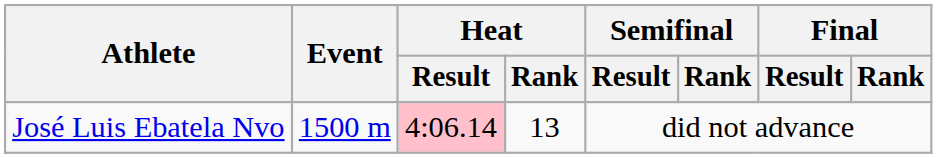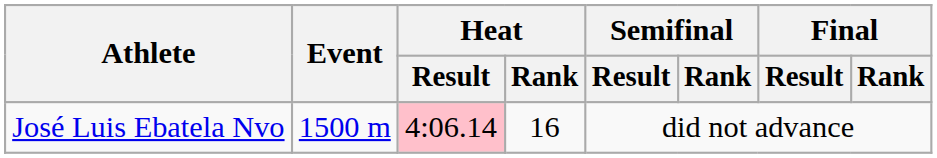(545, 127) 13 -> (545, 127) 16
